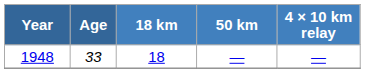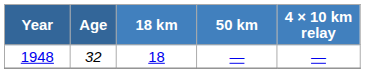(93, 57) 33 -> (93, 57) 32
